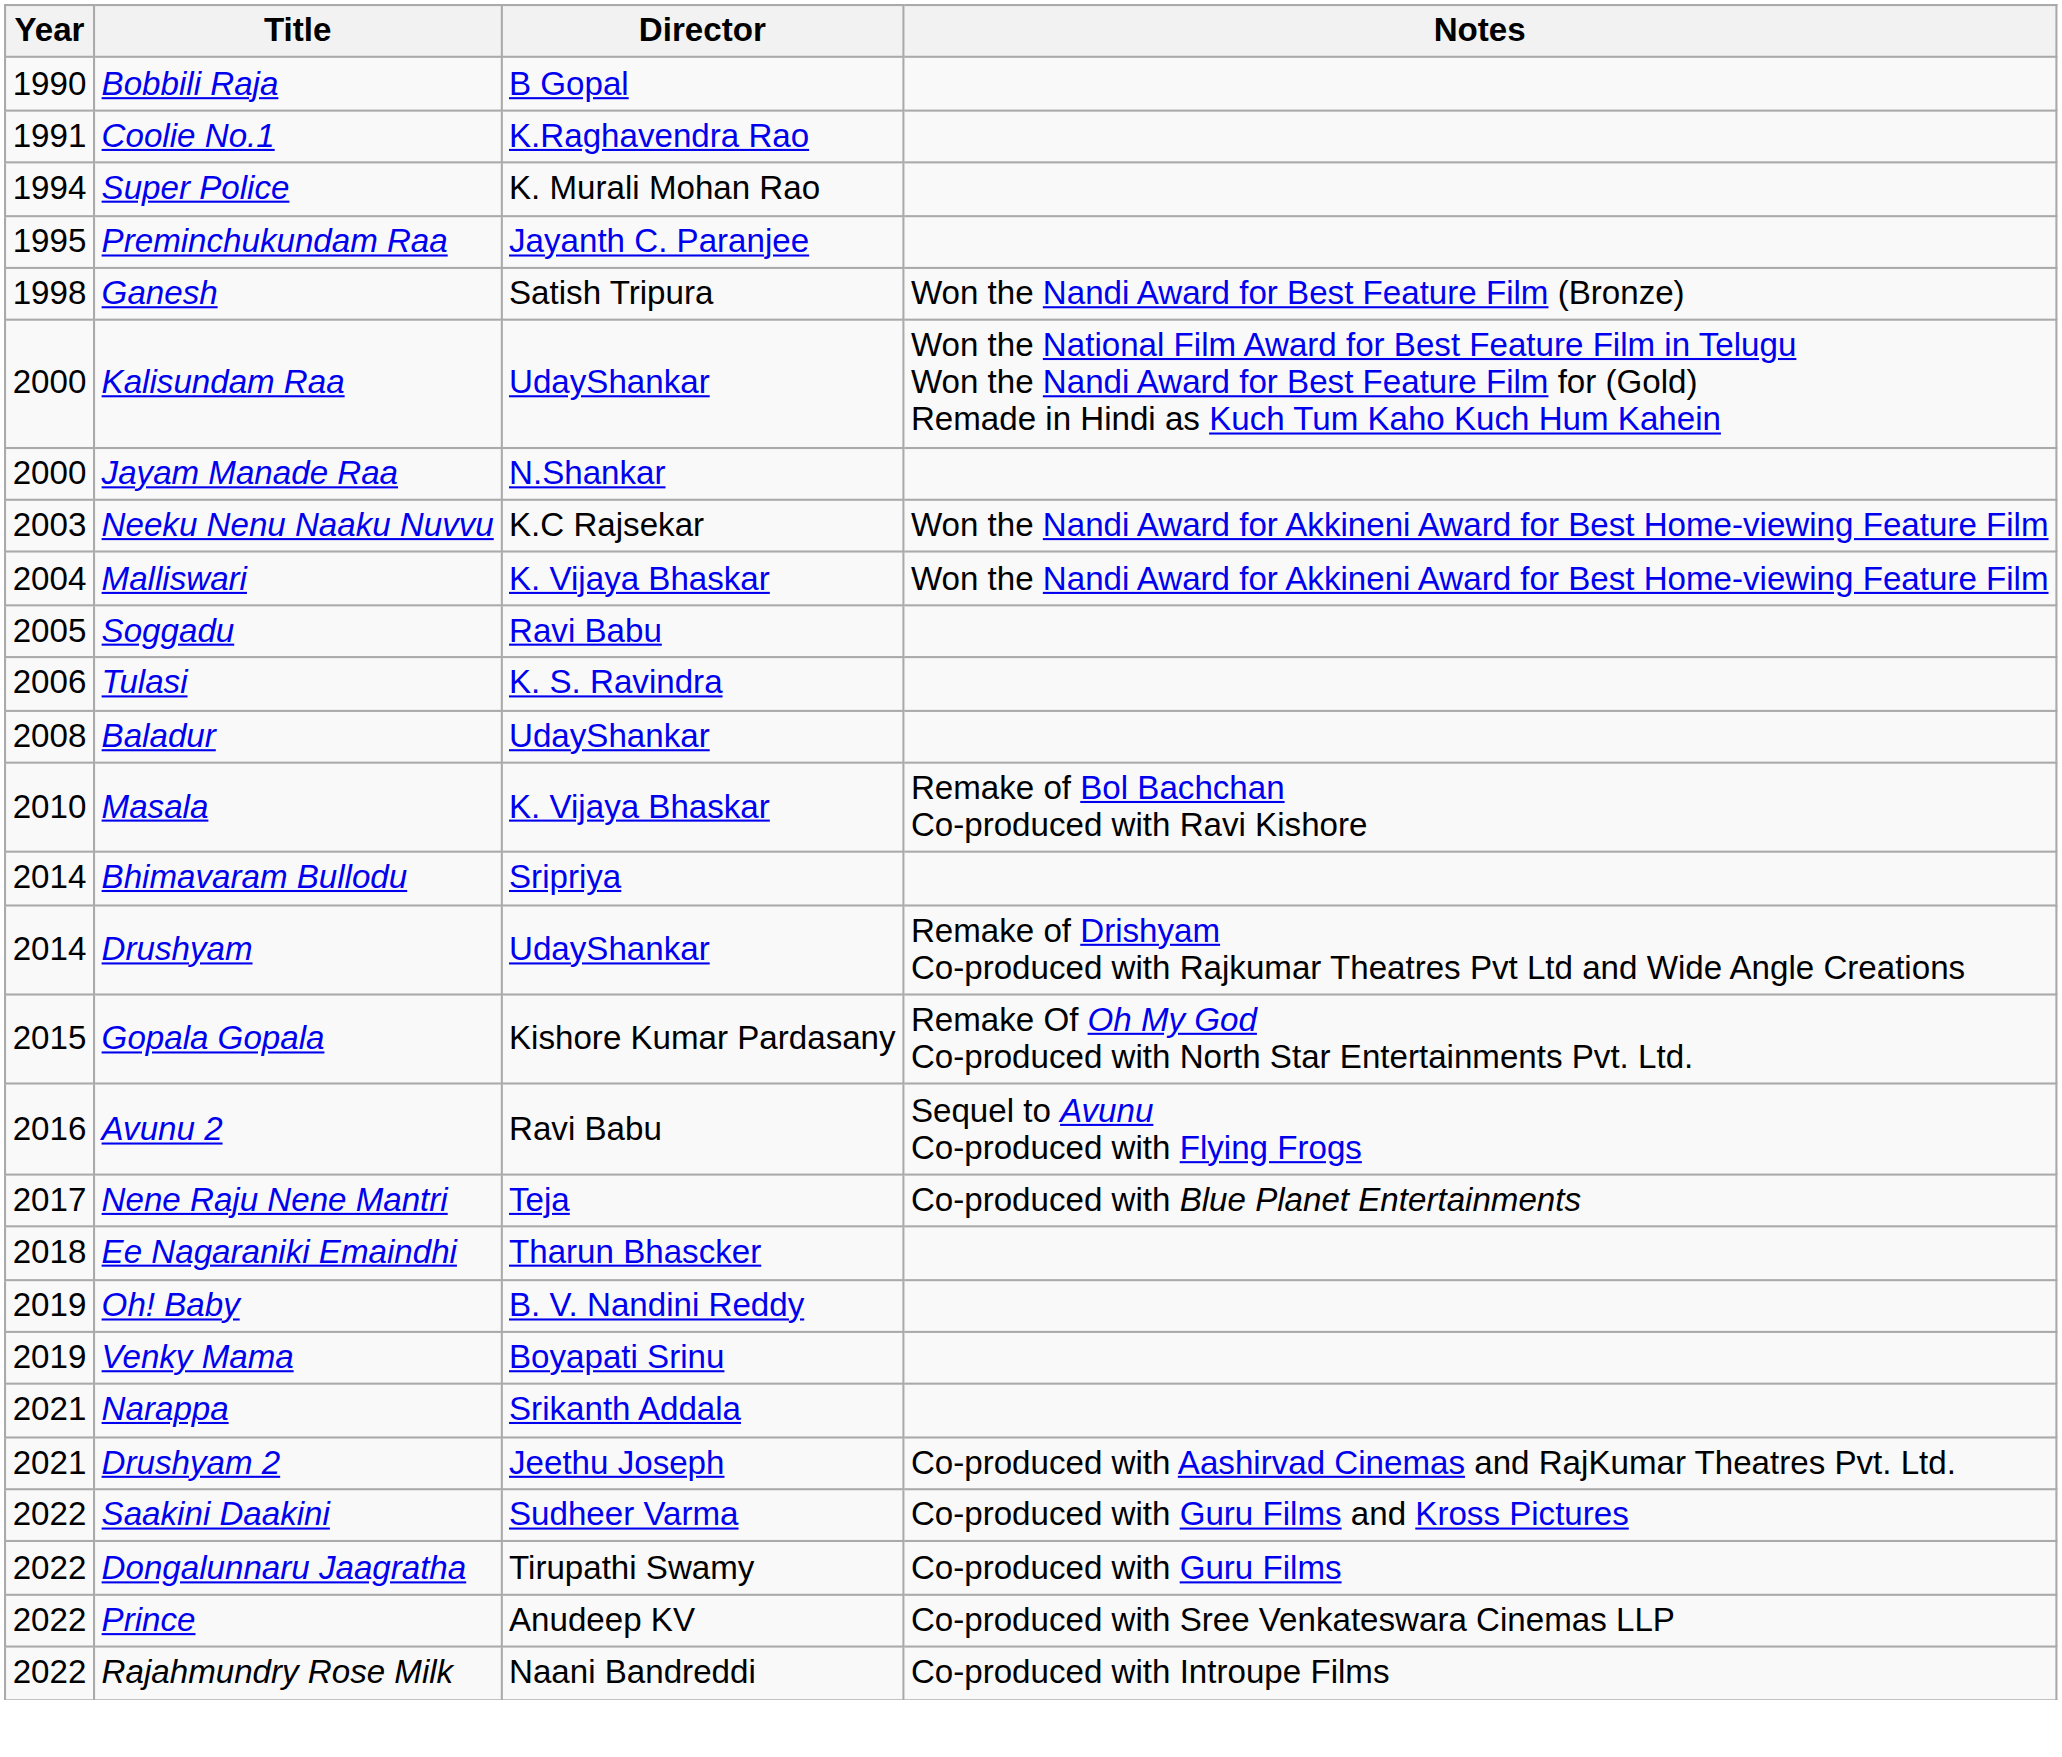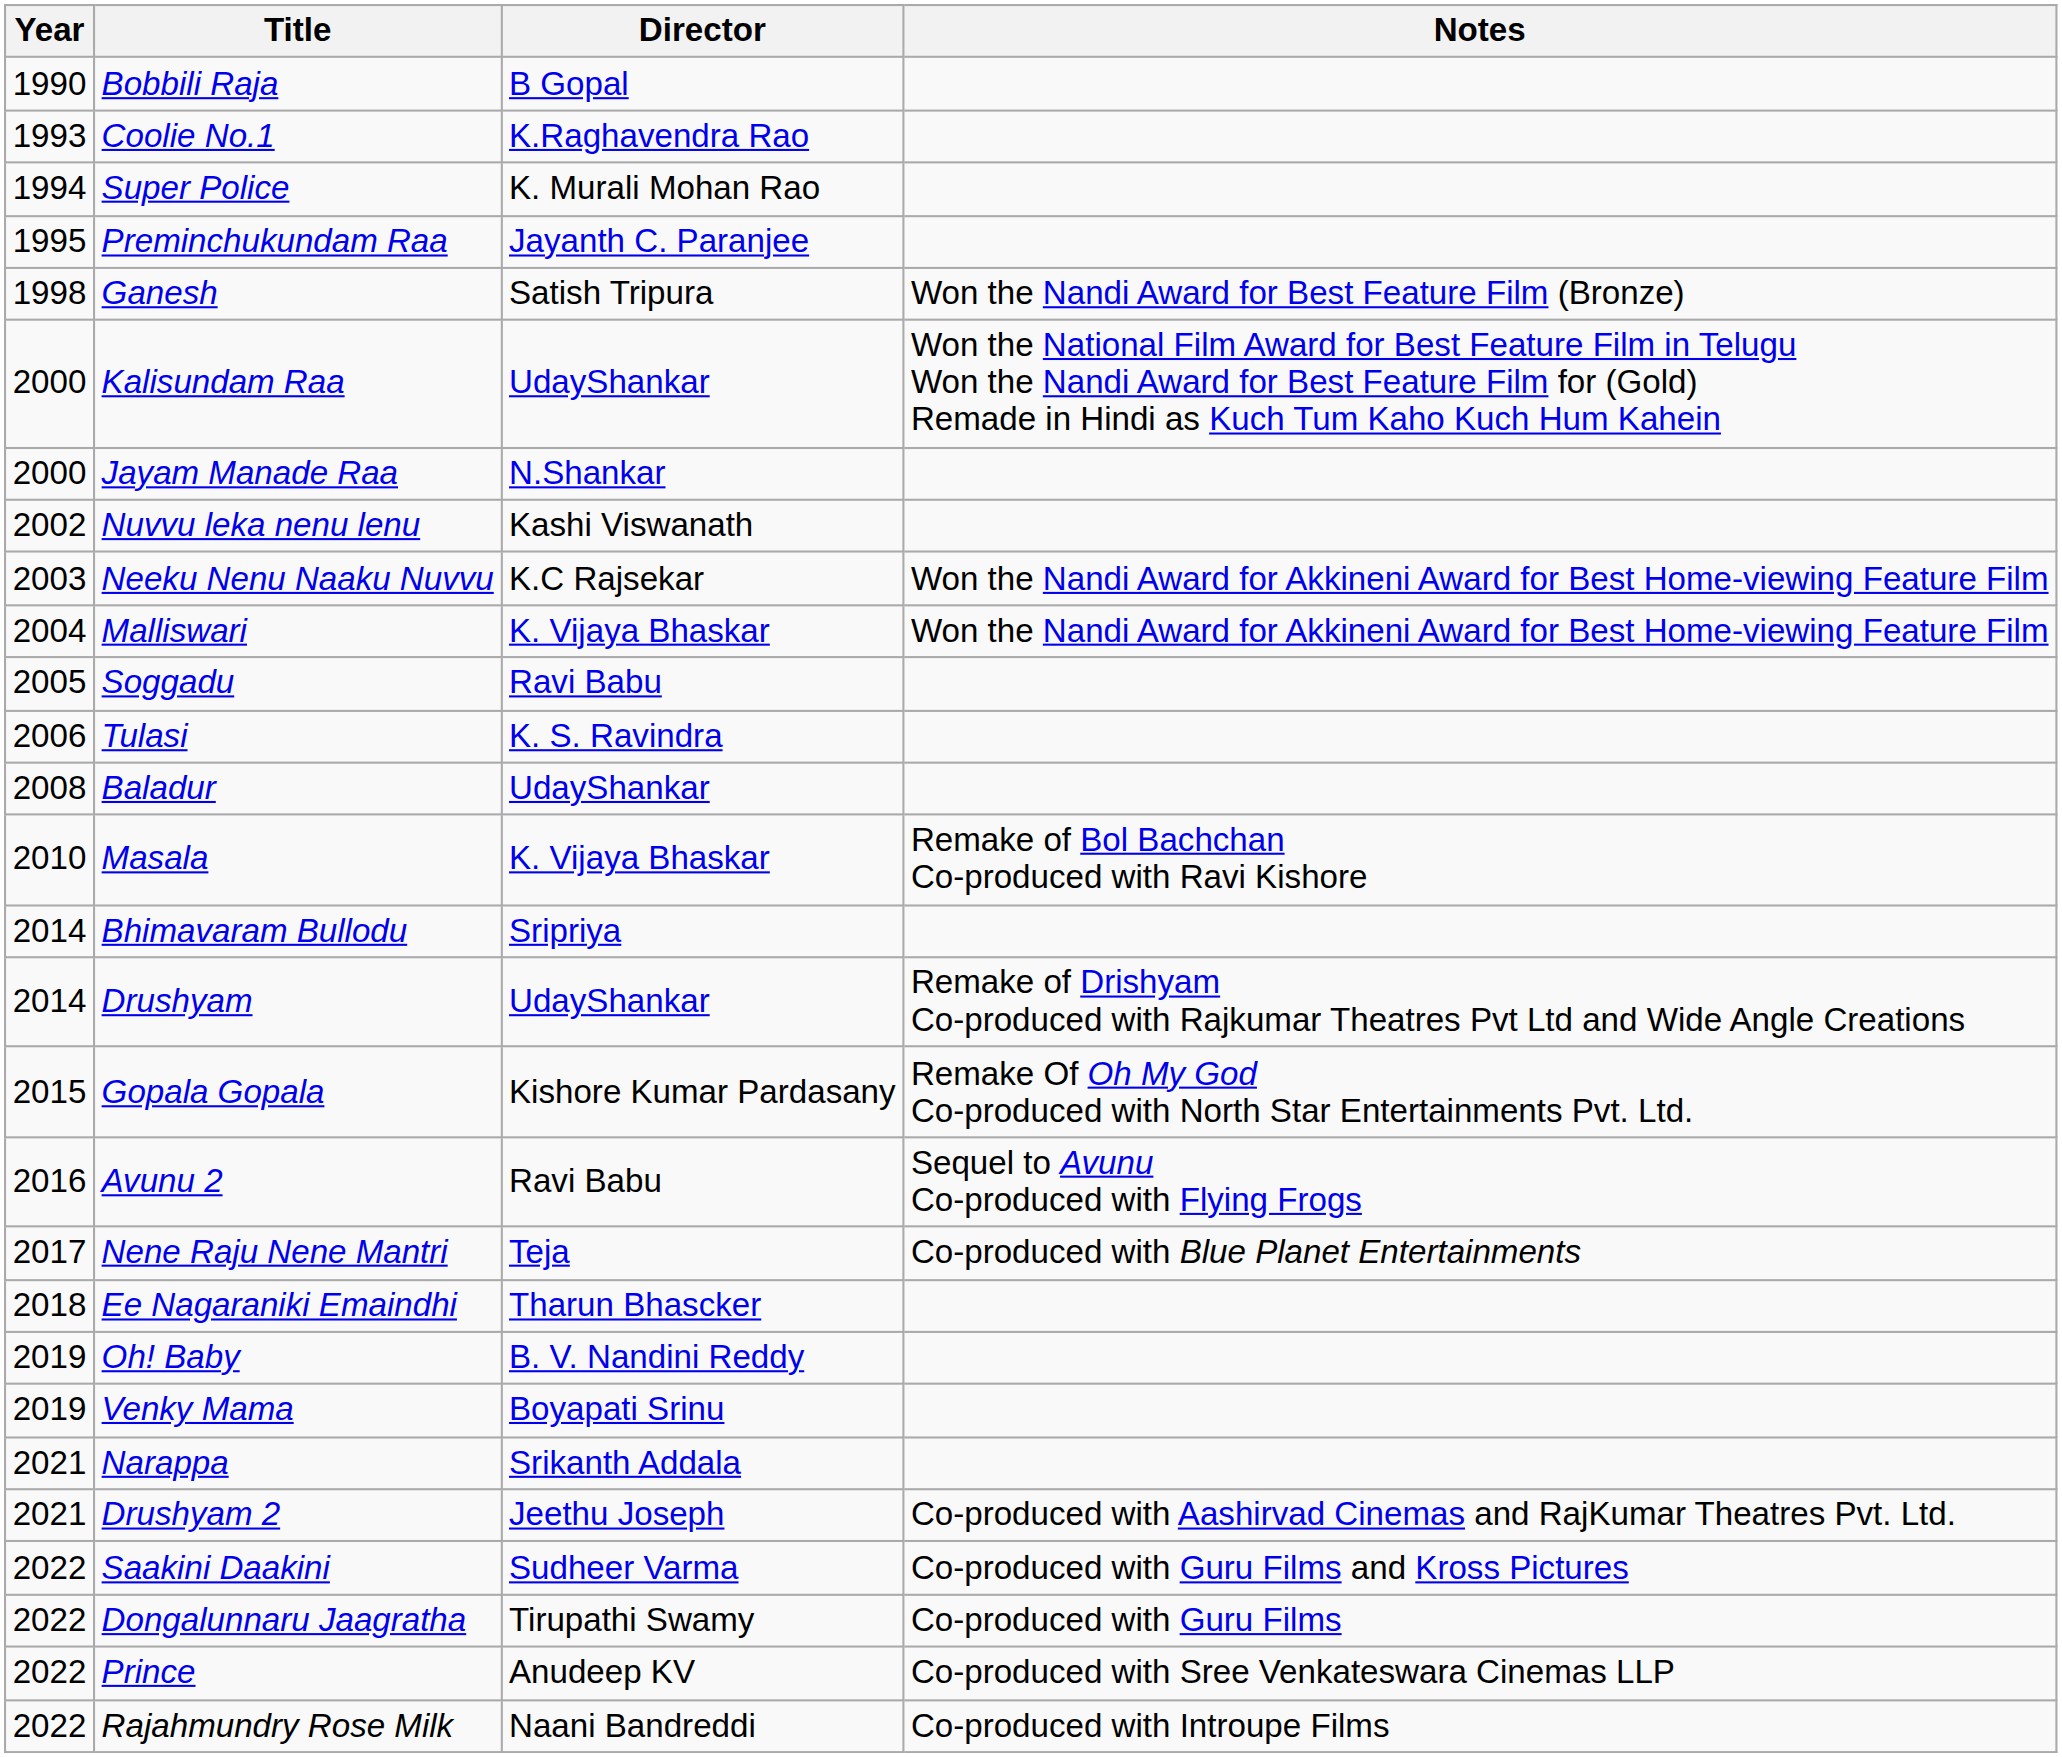(50, 135) 1991 -> (50, 135) 1993
+ row: (261, 525)
